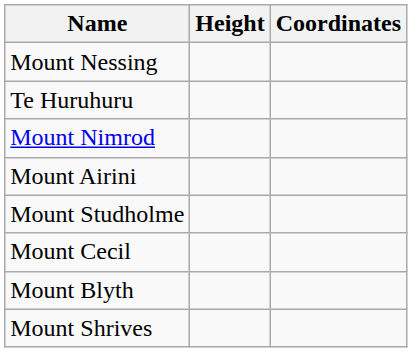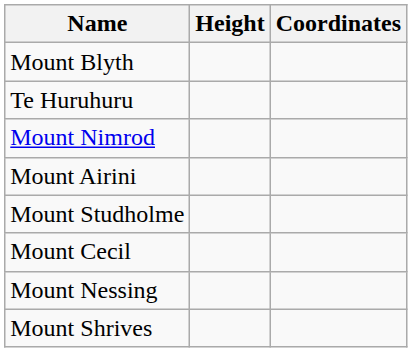rows swapped: (84, 61) <-> (72, 289)
